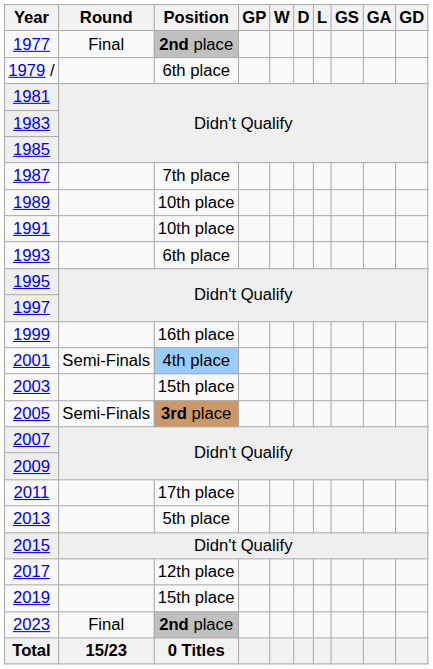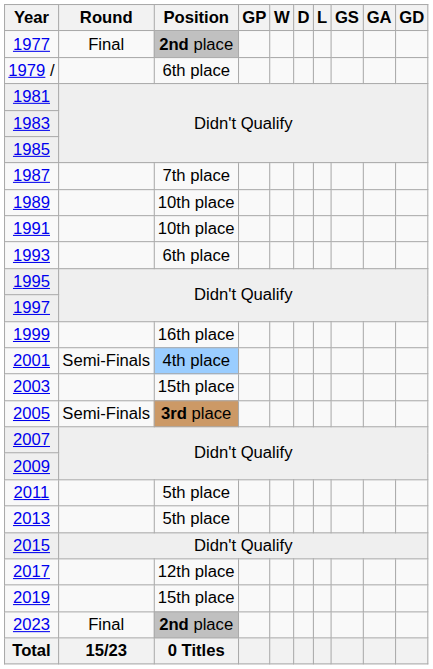(196, 492) 17th place -> (196, 492) 5th place
